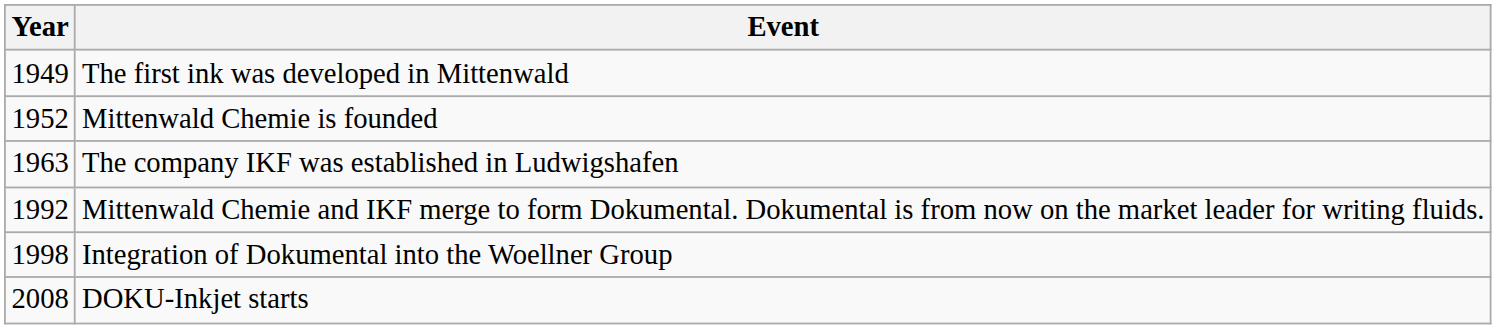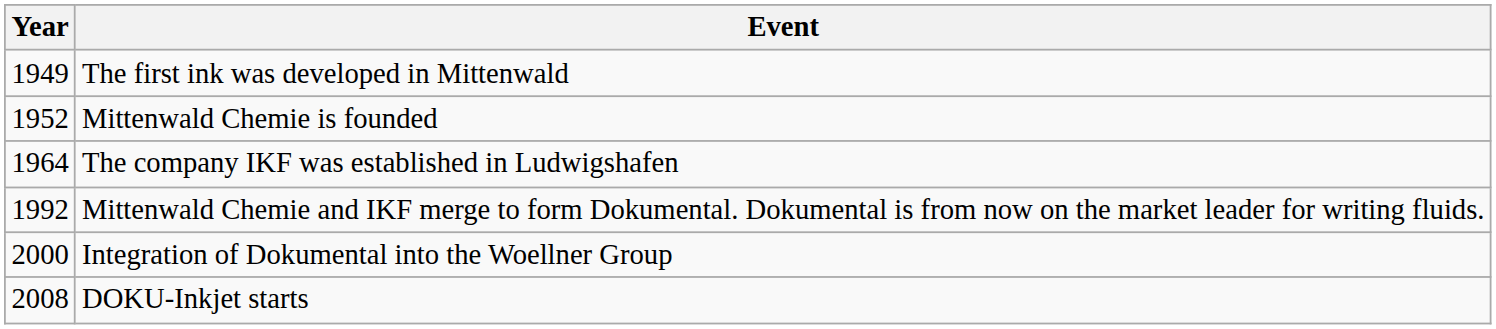(40, 163) 1963 -> (40, 163) 1964
(40, 254) 1998 -> (40, 254) 2000
